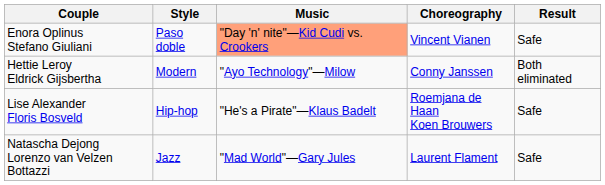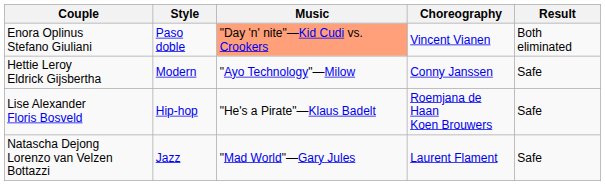(530, 39) Safe -> (545, 39) Both eliminated
(545, 72) Both eliminated -> (530, 72) Safe
